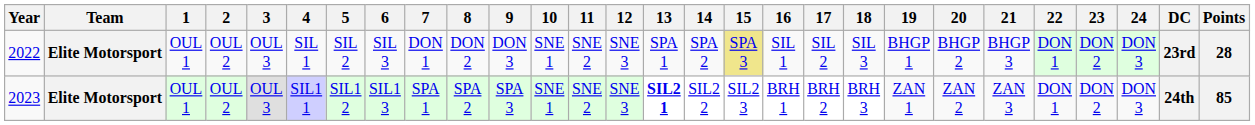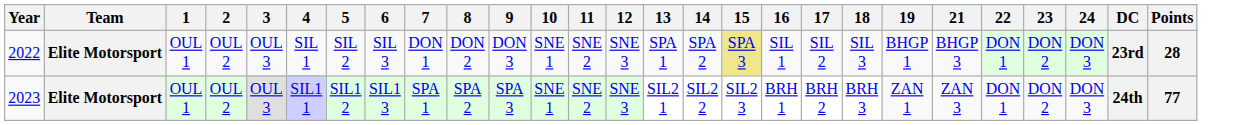- column: (959, 17)
(664, 97) bold -> (663, 97) normal
(1224, 97) 85 -> (1172, 97) 77
